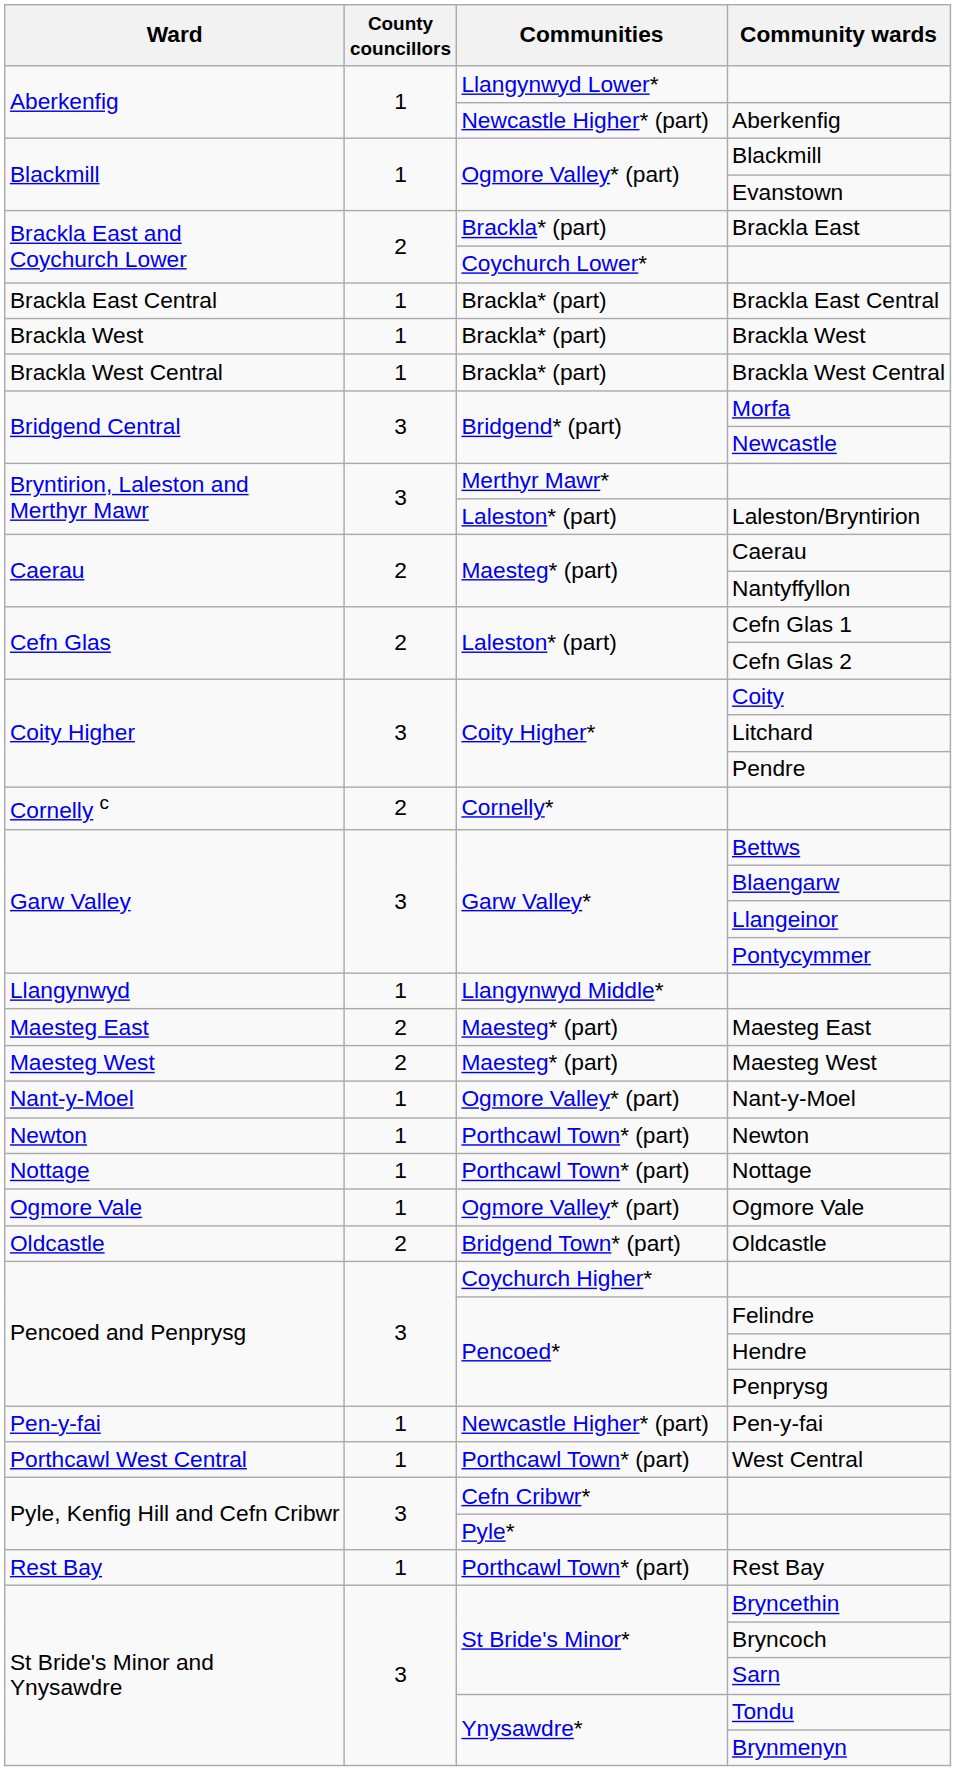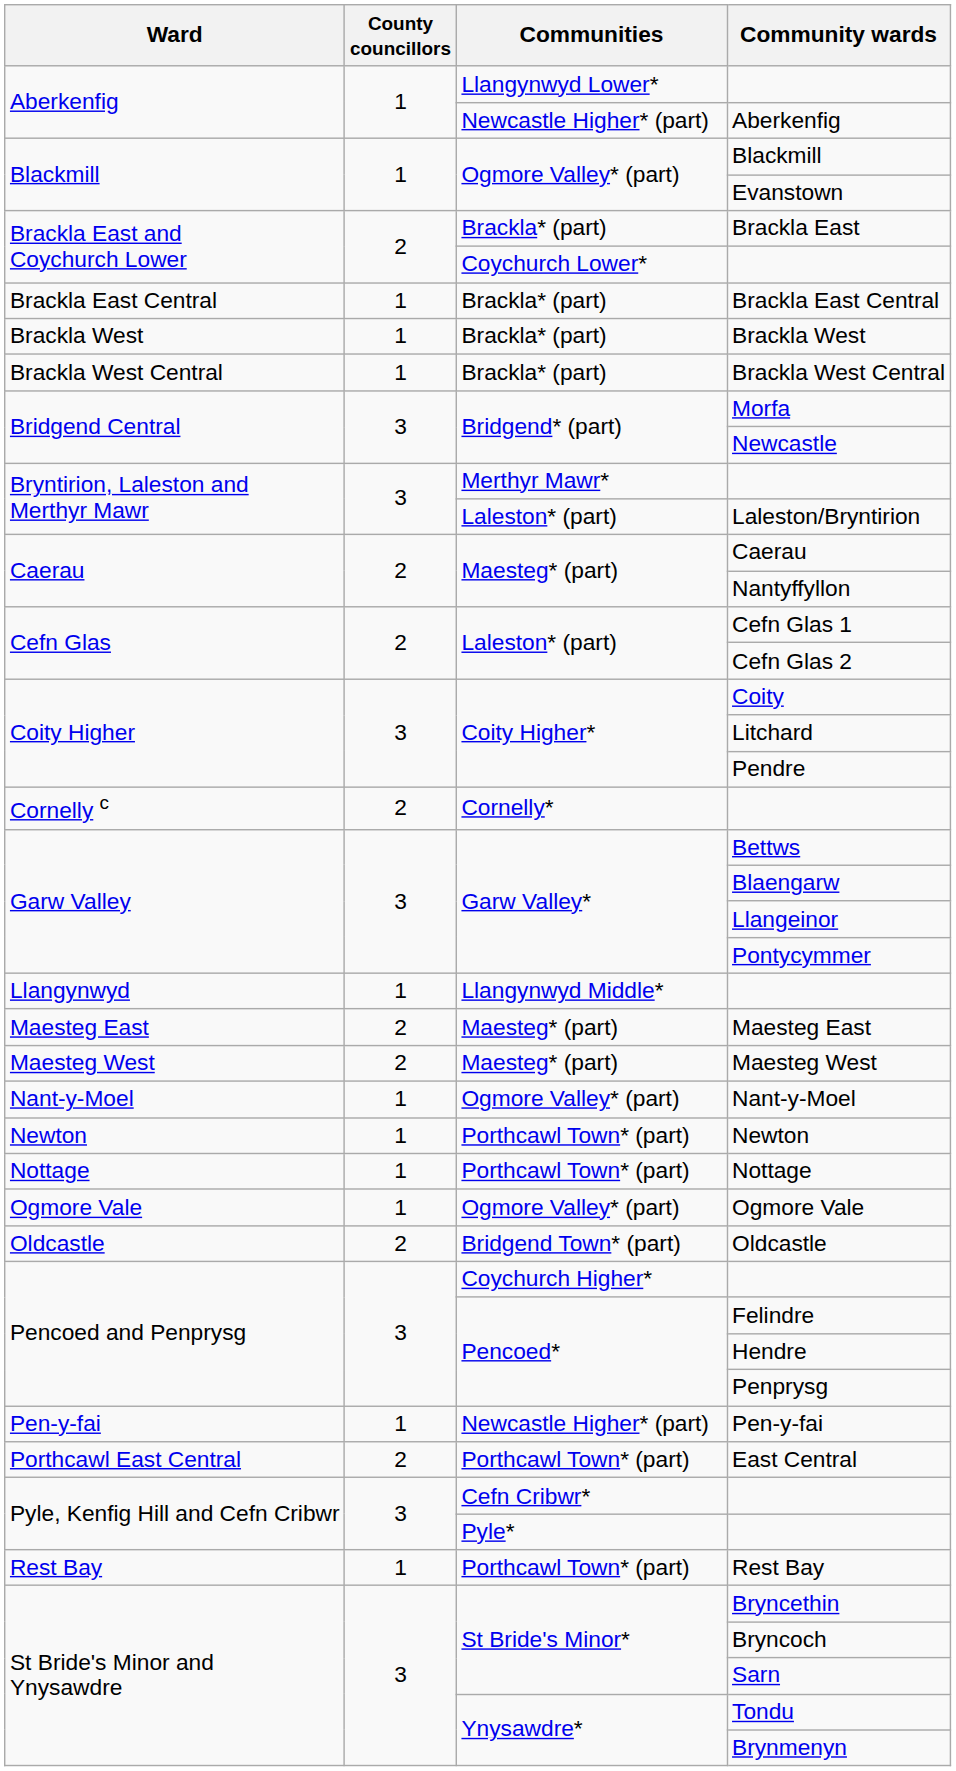+ row: (576, 1459)
- row: (576, 1459)
